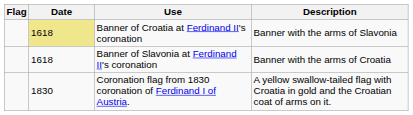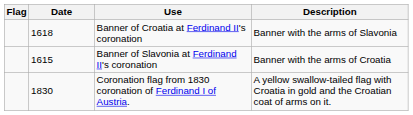(42, 33) khaki background -> (42, 33) no background
(42, 59) 1618 -> (42, 59) 1615
